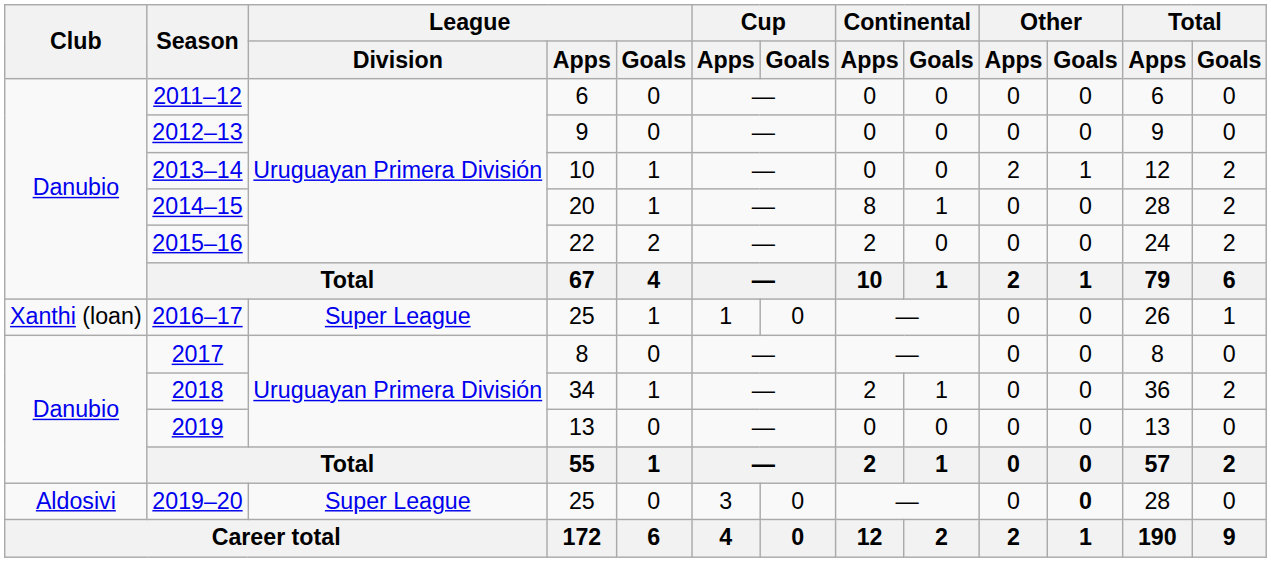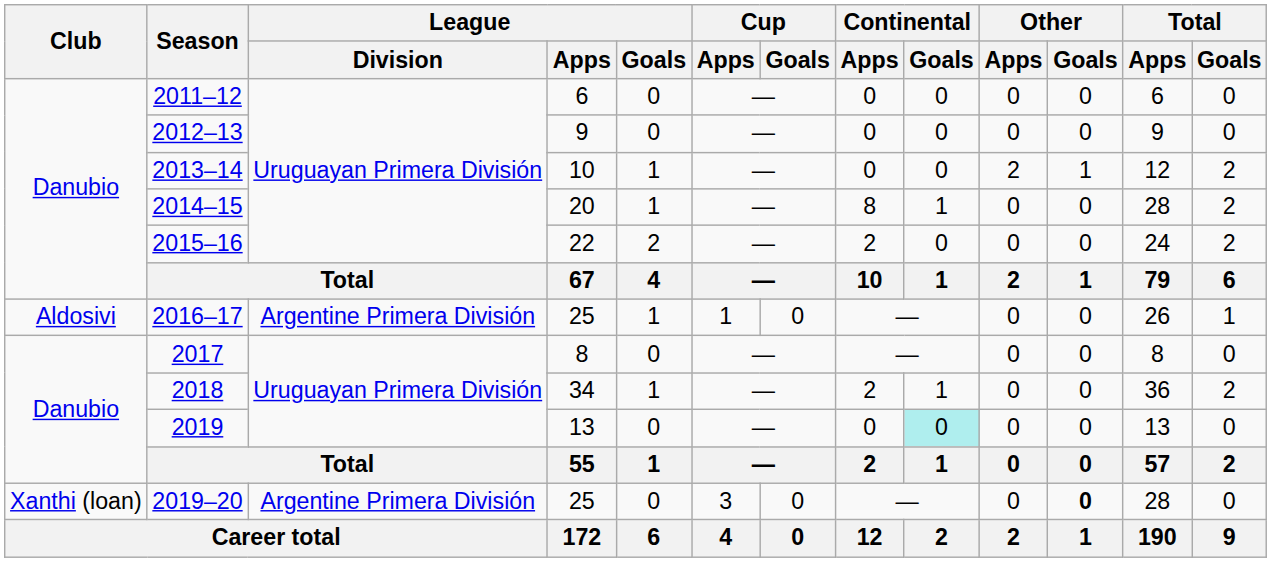(76, 317) Xanthi (loan) -> (76, 317) Aldosivi
(398, 317) Super League -> (398, 317) Argentine Primera División
(942, 427) no background -> (942, 427) paleturquoise background
(76, 501) Aldosivi -> (76, 501) Xanthi (loan)
(398, 501) Super League -> (398, 501) Argentine Primera División
